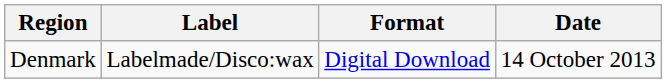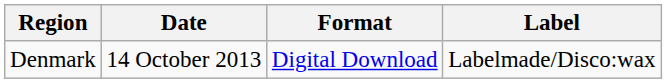columns swapped: (578, 22) <-> (210, 22)
